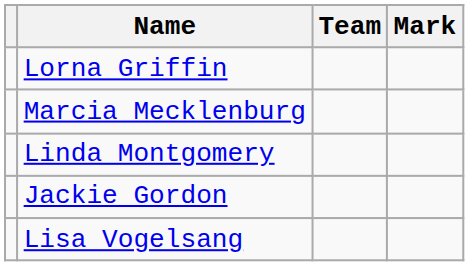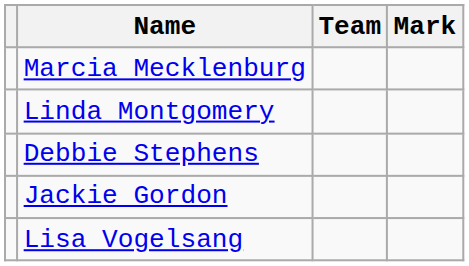- row: (126, 69)
+ row: (141, 154)
